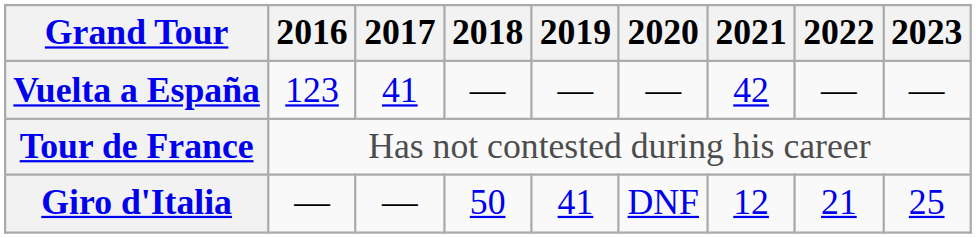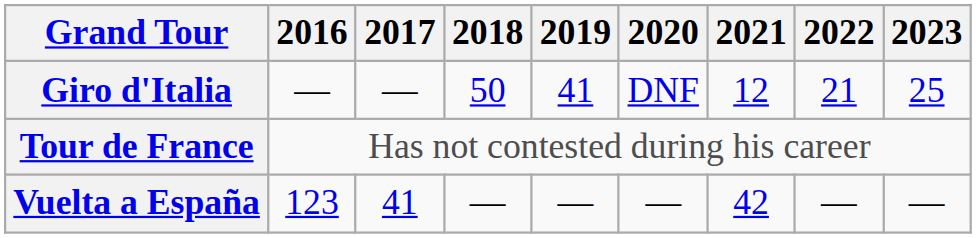rows swapped: (137, 202) <-> (137, 89)
